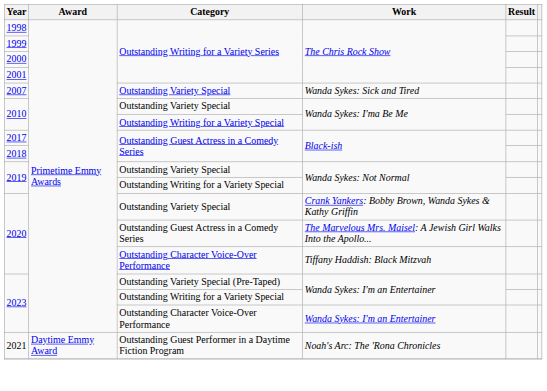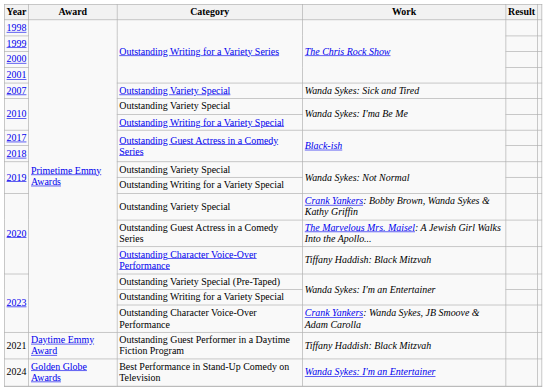(370, 318) Wanda Sykes: I'm an Entertainer -> (392, 318) Crank Yankers: Wanda Sykes, JB Smoove & Adam Carolla
(373, 345) Noah's Arc: The 'Rona Chronicles -> (368, 345) Tiffany Haddish: Black Mitzvah
+ row: (17, 372)
